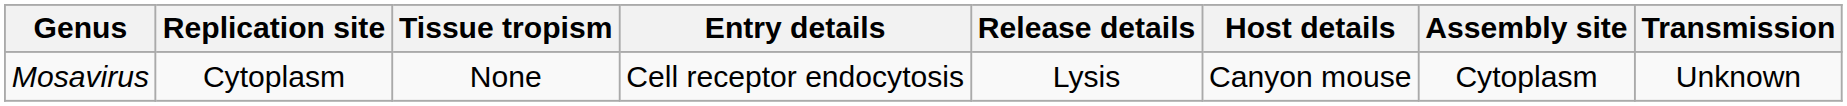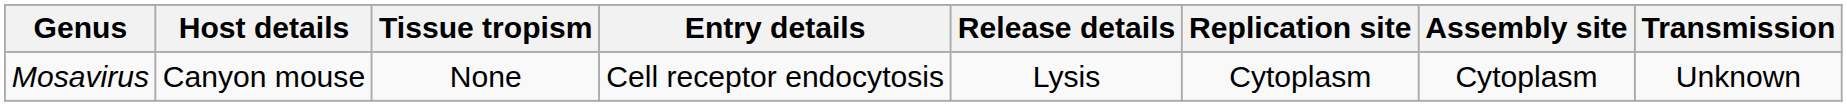columns swapped: (1310, 28) <-> (274, 28)
